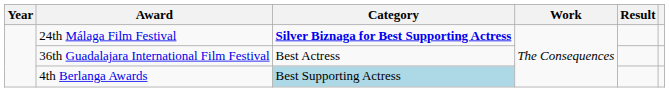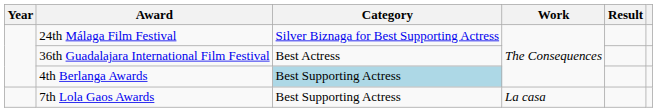(393, 35) bold -> (387, 35) normal
+ row: (97, 96)
